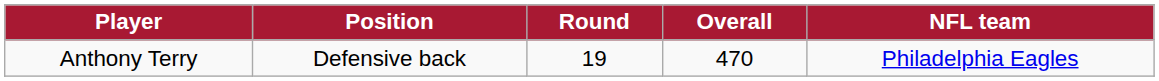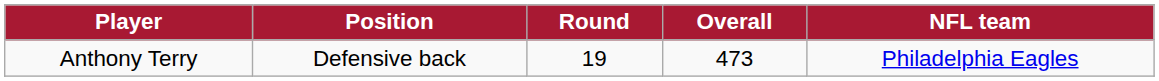(735, 57) 470 -> (735, 57) 473
